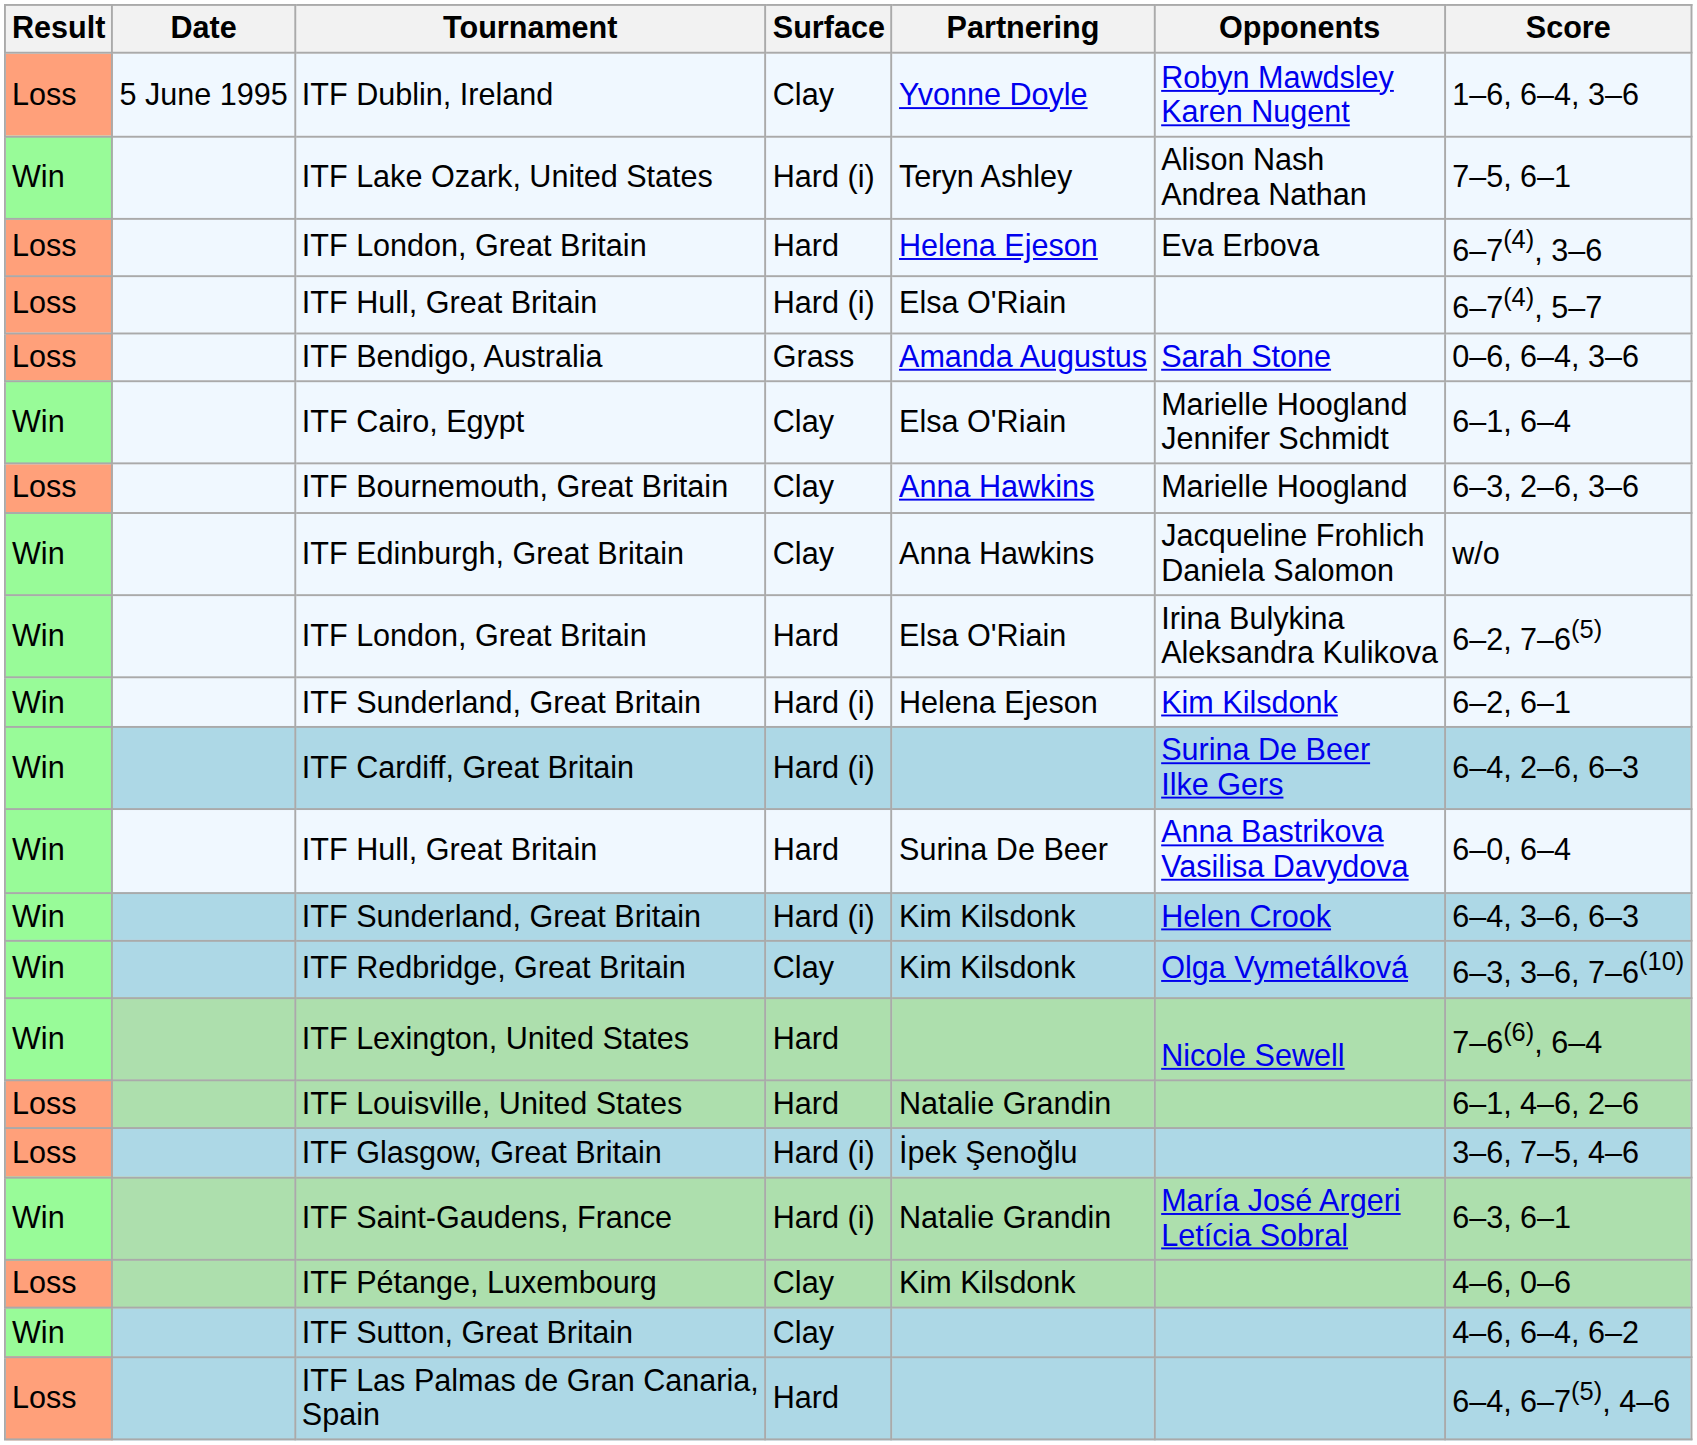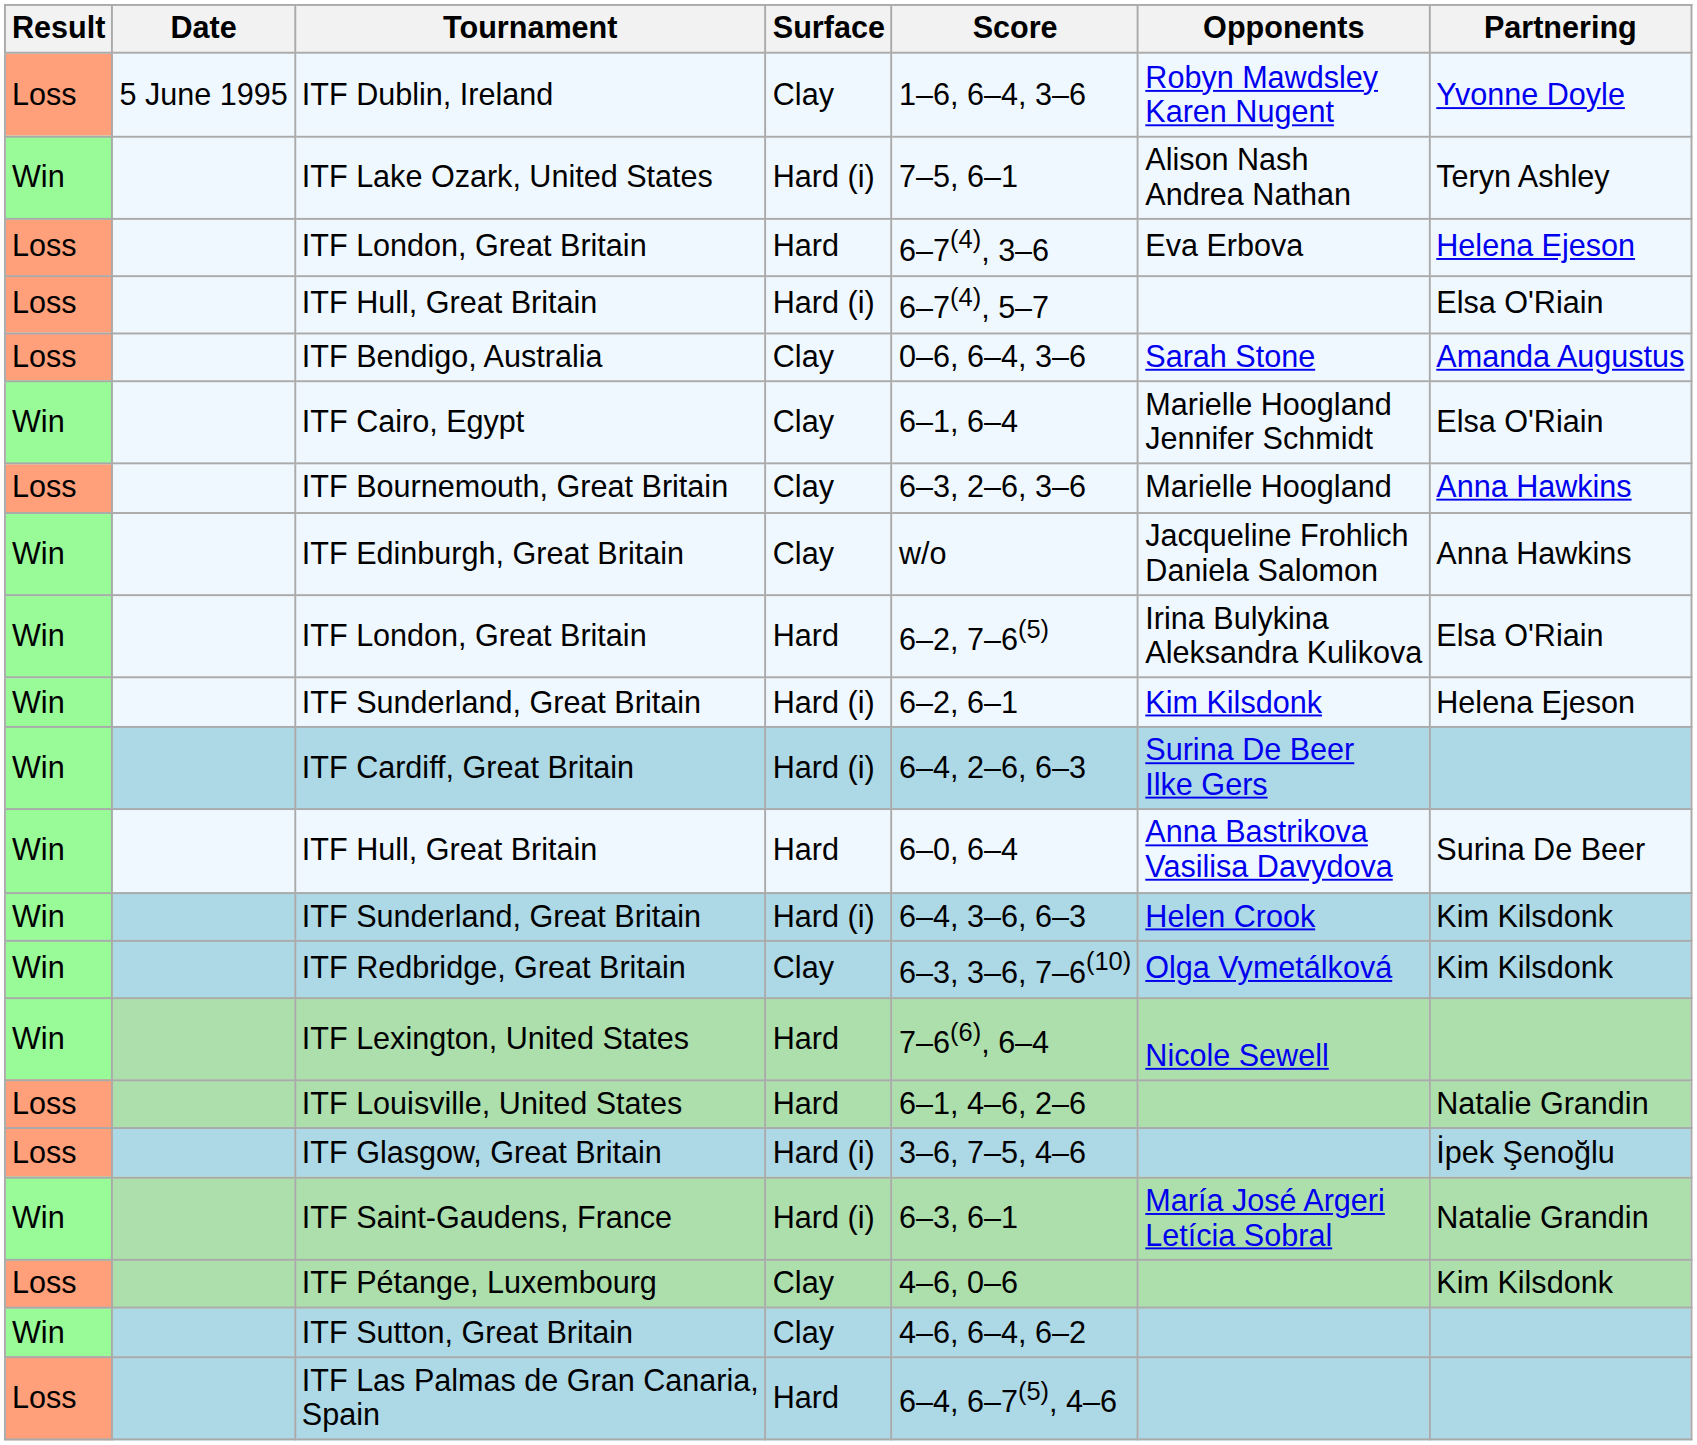columns swapped: (1023, 28) <-> (1568, 28)
(814, 356) Grass -> (803, 356) Clay
